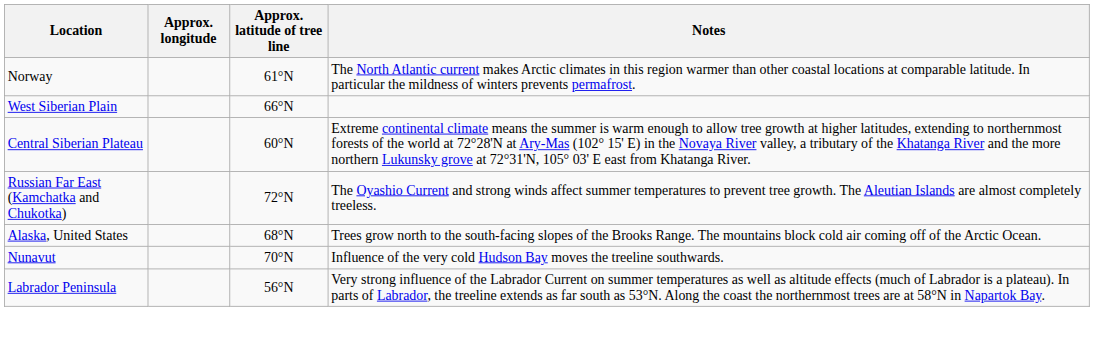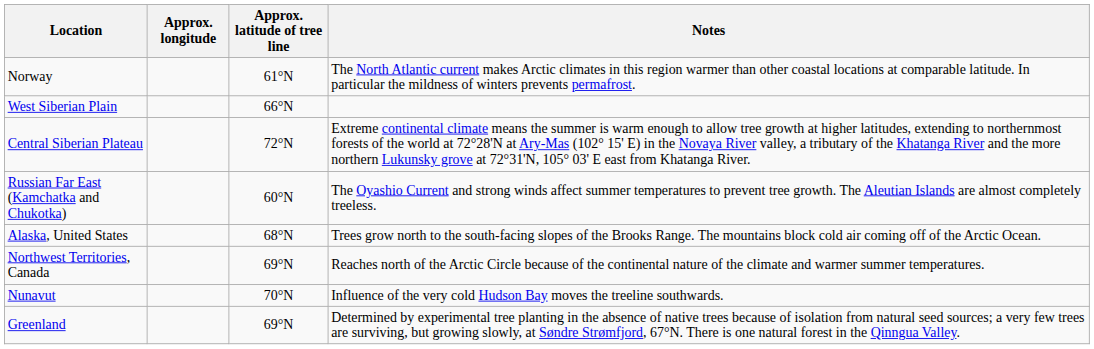(279, 144) 60°N -> (279, 144) 72°N
(279, 197) 72°N -> (279, 197) 60°N
+ row: (69, 265)
- row: (62, 287)
+ row: (37, 325)
